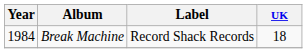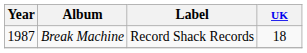(21, 36) 1984 -> (21, 36) 1987
